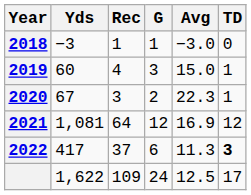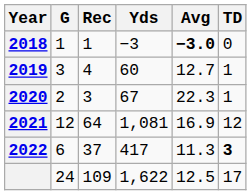columns swapped: (158, 18) <-> (80, 18)
(196, 44) normal -> (196, 44) bold
(196, 71) 15.0 -> (196, 71) 12.7
